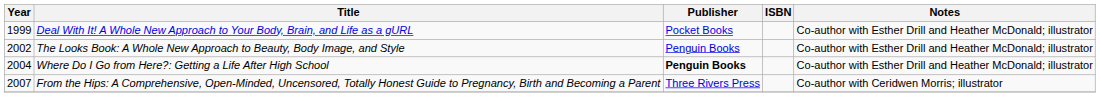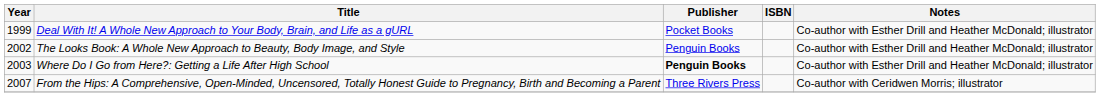(19, 65) 2004 -> (19, 65) 2003
